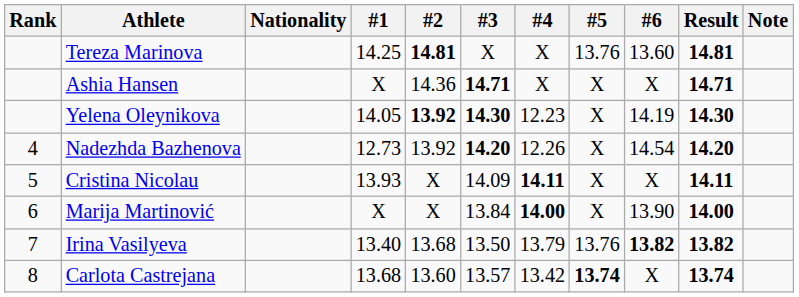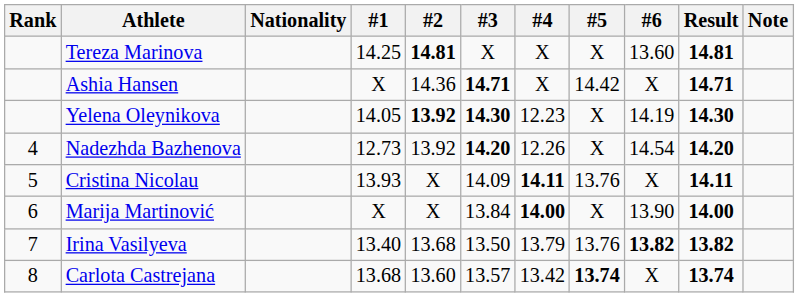(597, 52) 13.76 -> (597, 52) X
(597, 84) X -> (597, 84) 14.42
(597, 180) X -> (597, 180) 13.76
